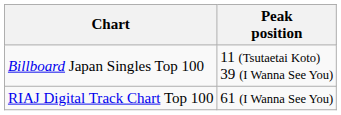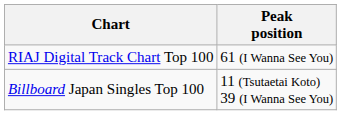rows swapped: (106, 65) <-> (111, 97)
